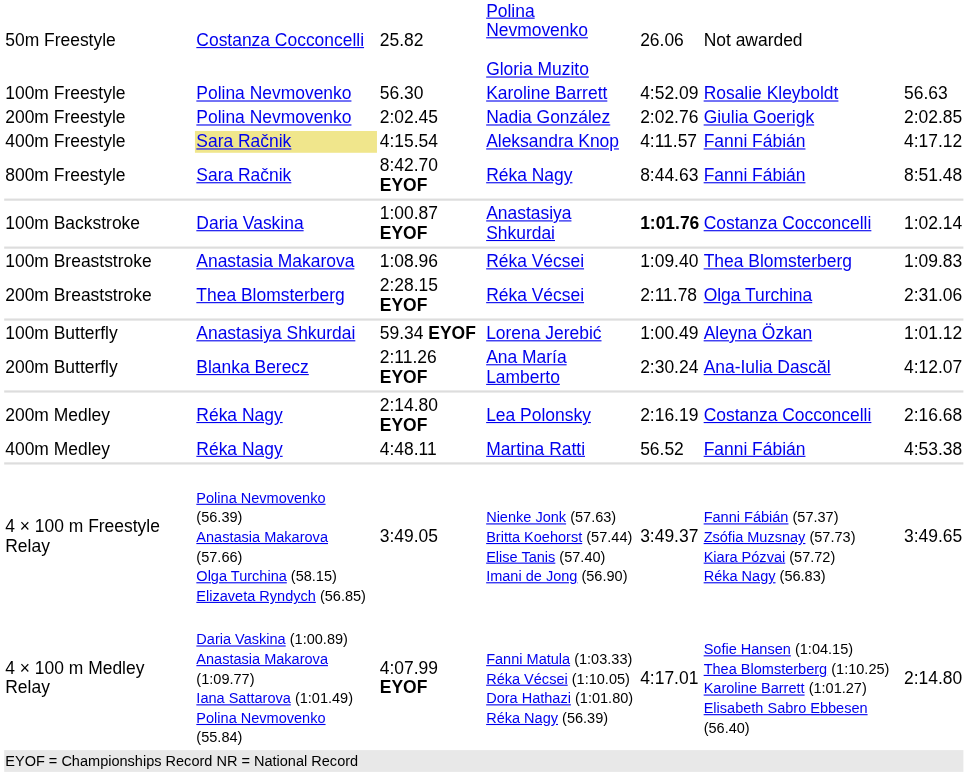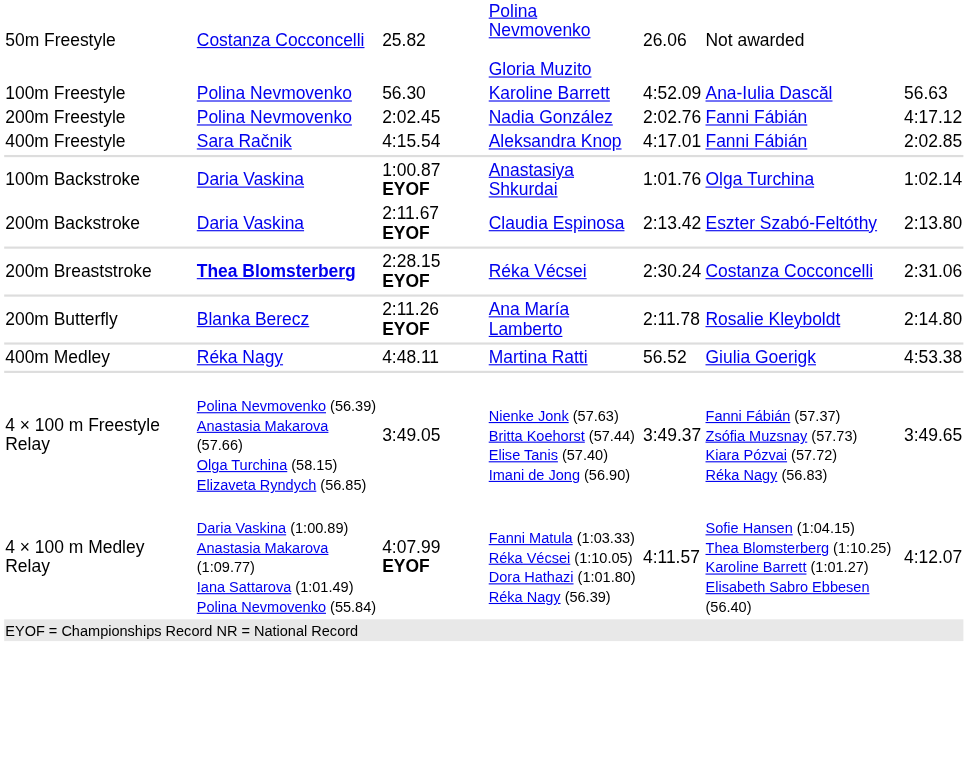(771, 93) Rosalie Kleyboldt -> (769, 93) Ana-Iulia Dascăl
(759, 117) Giulia Goerigk -> (756, 117) Fanni Fábián
(933, 117) 2:02.85 -> (933, 117) 4:17.12
(244, 141) khaki background -> (244, 141) no background
(669, 141) 4:11.57 -> (672, 141) 4:17.01
(933, 141) 4:17.12 -> (933, 141) 2:02.85
- row: (65, 175)
(670, 223) bold -> (672, 179) normal
(788, 223) Costanza Cocconcelli -> (760, 179) Olga Turchina
+ row: (73, 223)
- row: (78, 261)
(270, 295) normal -> (276, 271) bold
(669, 295) 2:11.78 -> (672, 271) 2:30.24
(758, 295) Olga Turchina -> (789, 271) Costanza Cocconcelli
- row: (61, 333)
(669, 367) 2:30.24 -> (671, 319) 2:11.78
(767, 367) Ana-Iulia Dascăl -> (773, 319) Rosalie Kleyboldt
(933, 367) 4:12.07 -> (933, 319) 2:14.80
- row: (58, 415)
(755, 449) Fanni Fábián -> (761, 357) Giulia Goerigk
(669, 678) 4:17.01 -> (671, 557) 4:11.57
(933, 678) 2:14.80 -> (933, 557) 4:12.07
